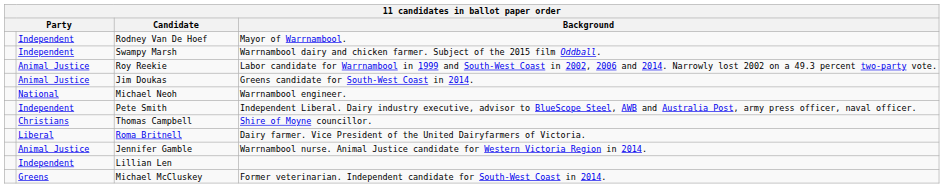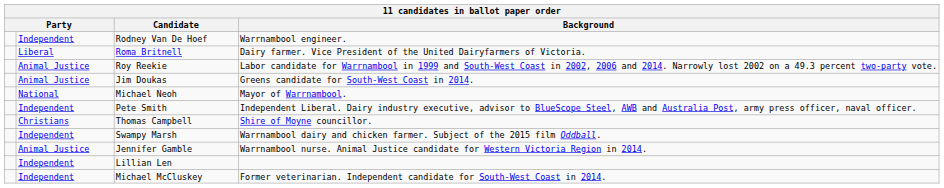(293, 39) Mayor of Warrnambool. -> (293, 39) Warrnambool engineer.
rows swapped: (149, 135) <-> (146, 53)
(293, 94) Warrnambool engineer. -> (293, 94) Mayor of Warrnambool.
(33, 176) Greens -> (46, 176) Independent
